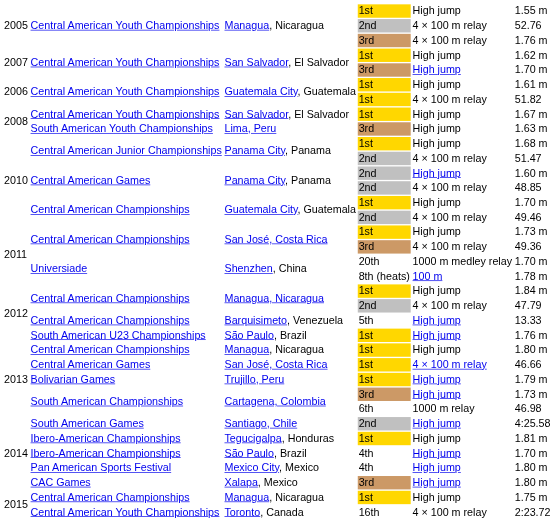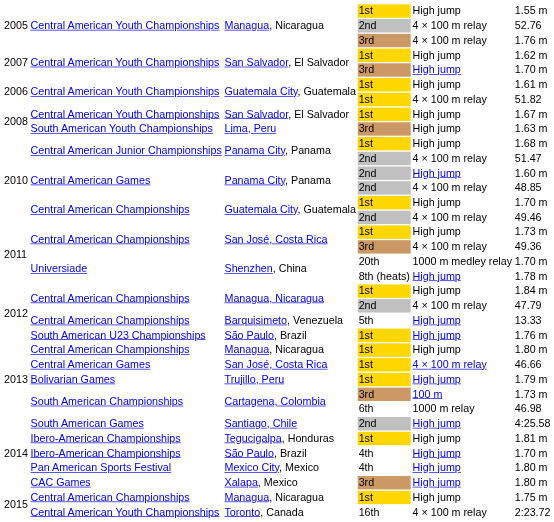(427, 276) 100 m -> (437, 276) High jump
(437, 394) High jump -> (427, 394) 100 m
